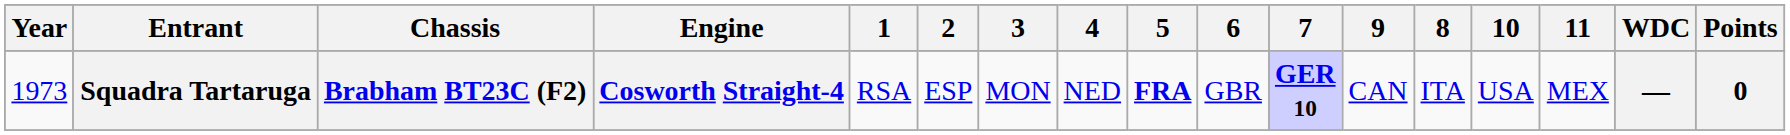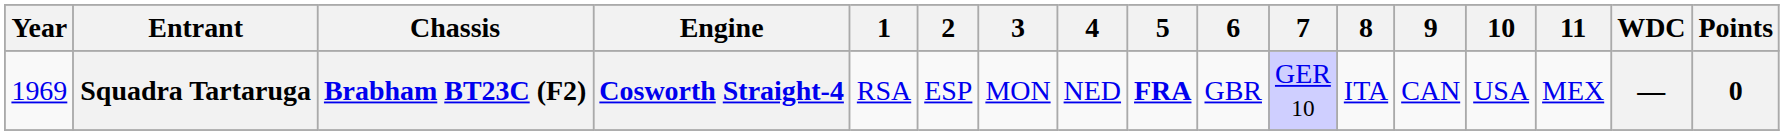columns swapped: (1443, 27) <-> (1378, 27)
(39, 90) 1973 -> (39, 90) 1969
(1305, 90) bold -> (1303, 90) normal
